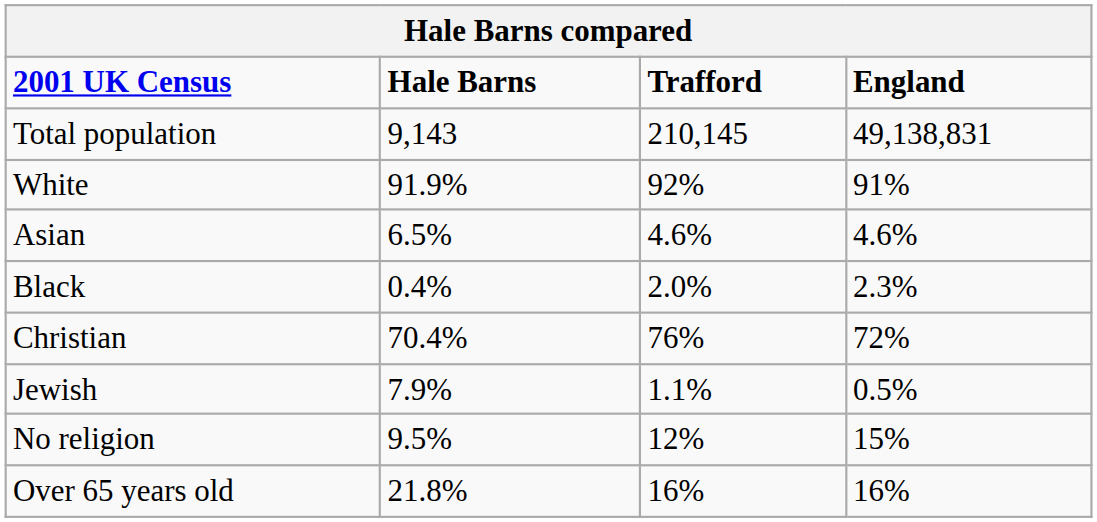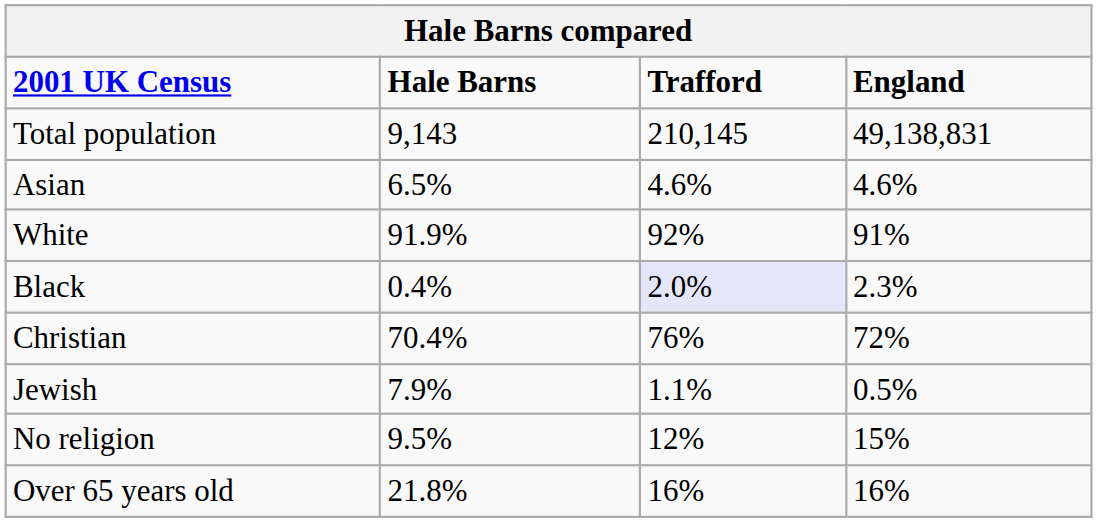rows swapped: (51, 184) <-> (49, 235)
(680, 286) no background -> (680, 286) lavender background
